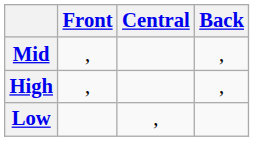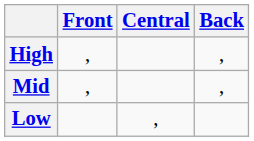rows swapped: (31, 86) <-> (31, 53)
